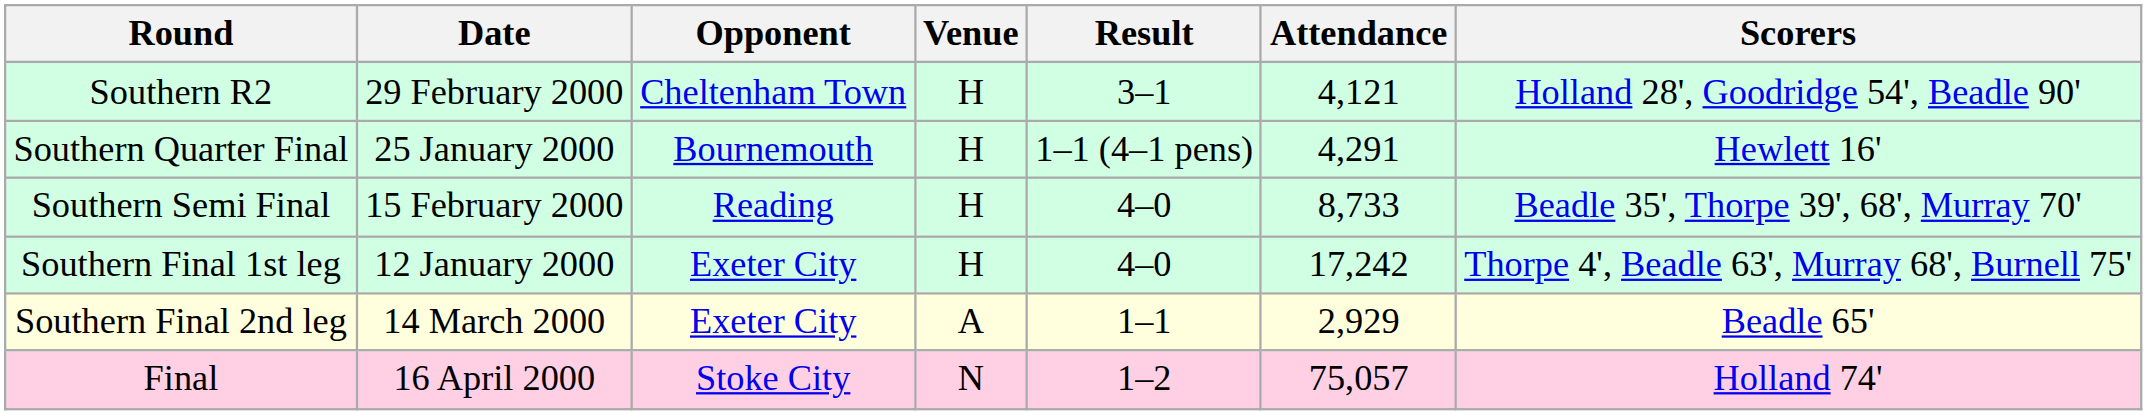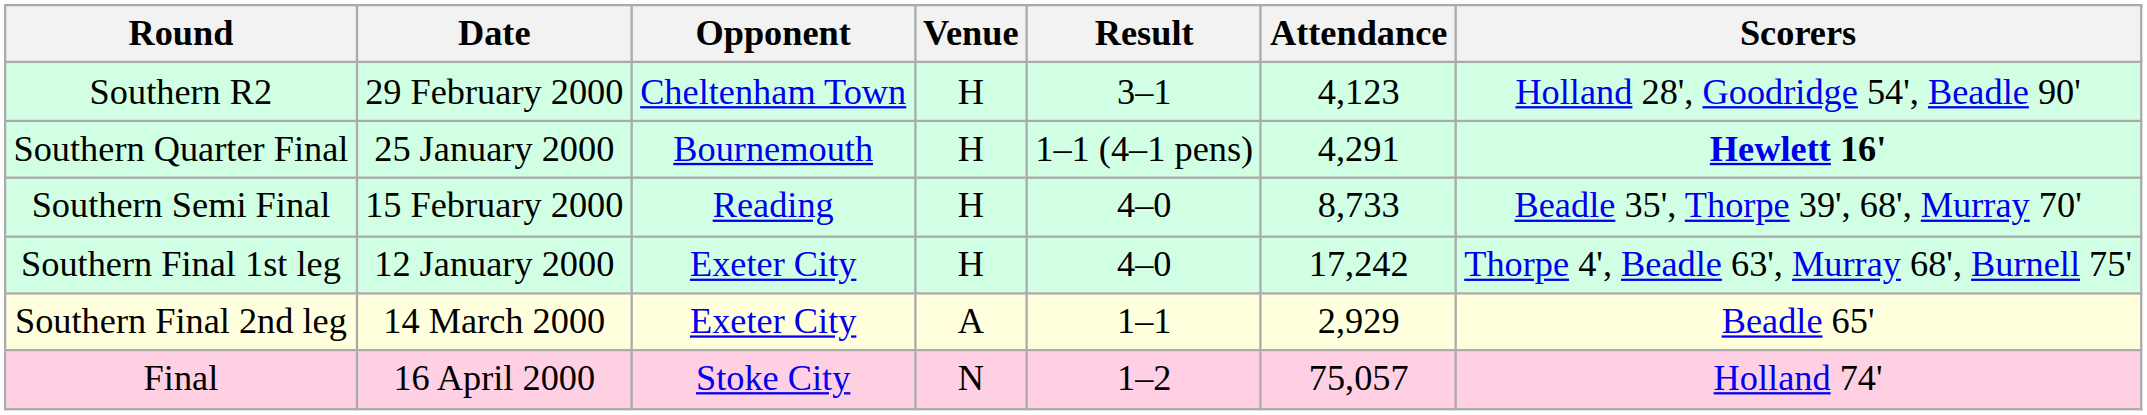(1359, 90) 4,121 -> (1359, 90) 4,123
(1798, 148) normal -> (1798, 148) bold
